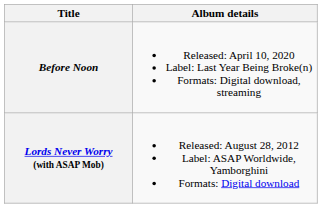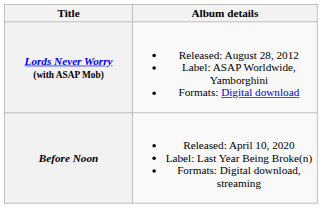rows swapped: (69, 158) <-> (69, 67)
